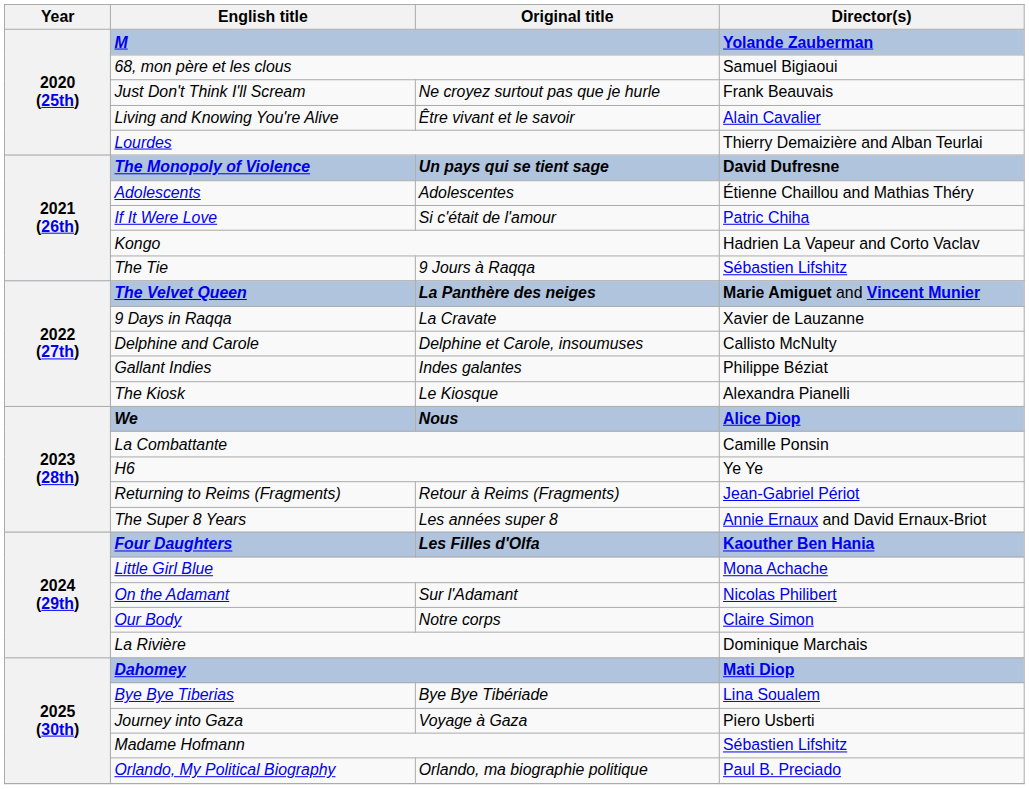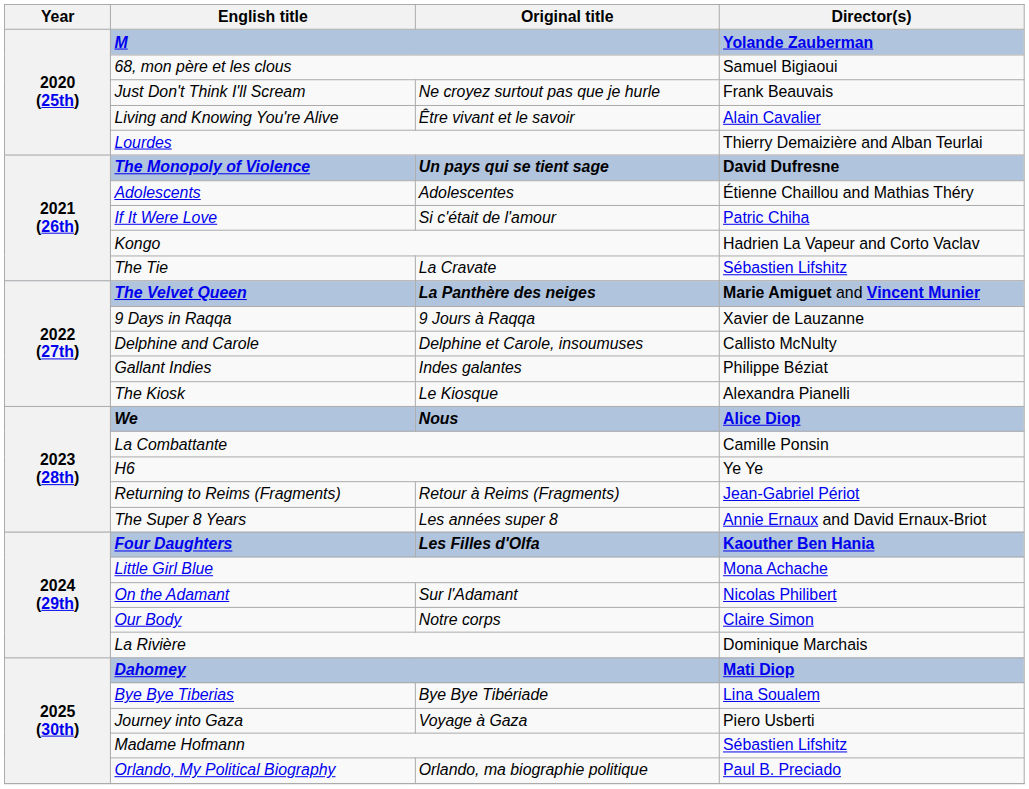(477, 268) 9 Jours à Raqqa -> (457, 268) La Cravate
(457, 318) La Cravate -> (477, 318) 9 Jours à Raqqa
